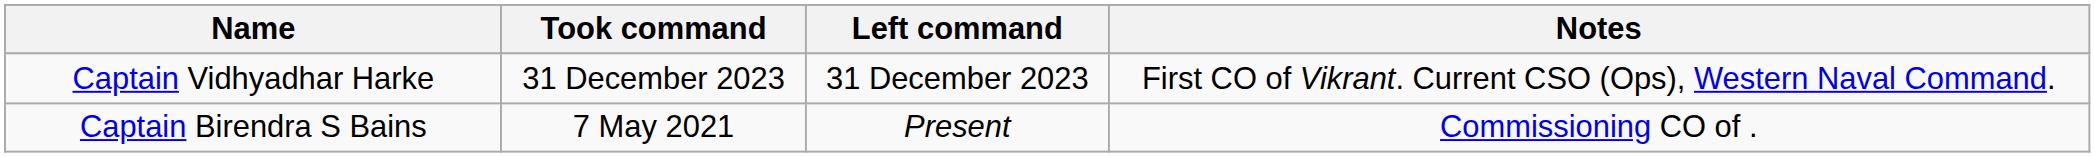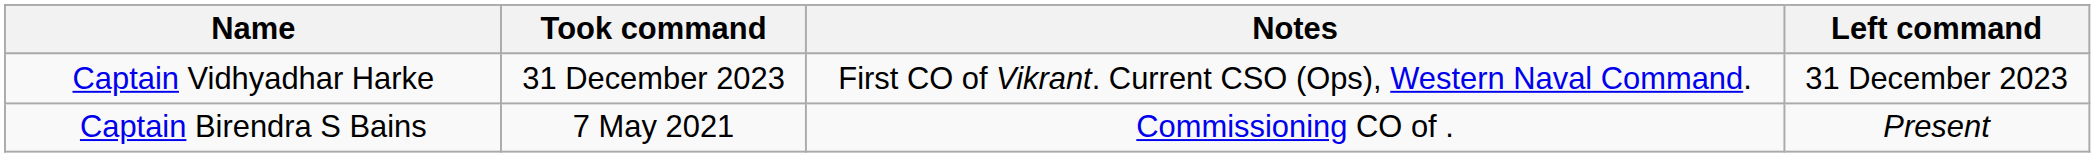columns swapped: (957, 28) <-> (1599, 28)
